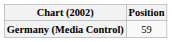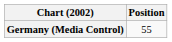(147, 29) 59 -> (147, 29) 55
